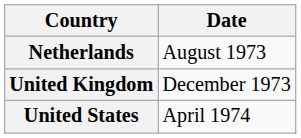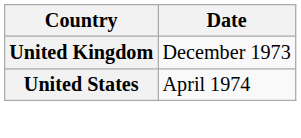- row: (81, 52)
